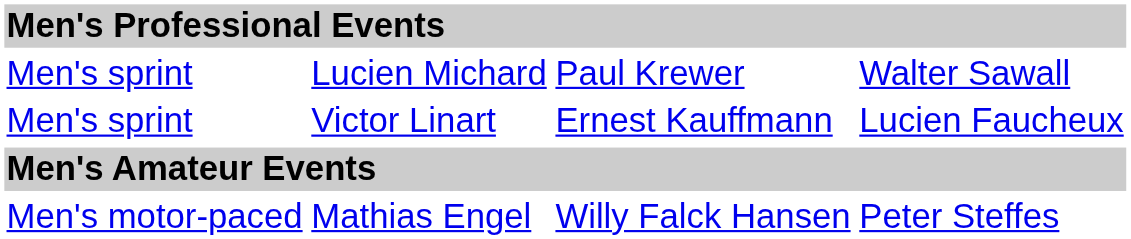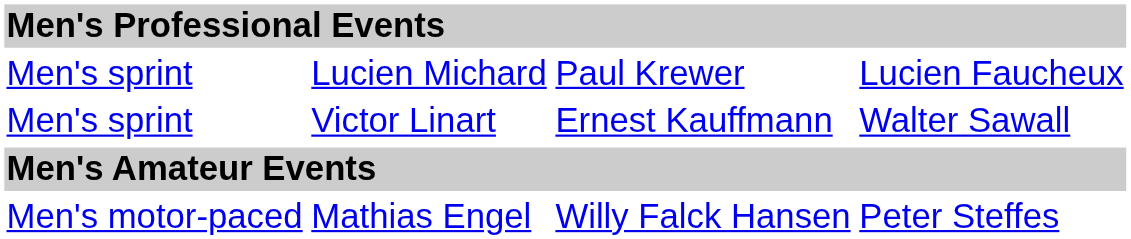(965, 73) Walter Sawall -> (992, 73) Lucien Faucheux
(992, 120) Lucien Faucheux -> (965, 120) Walter Sawall
